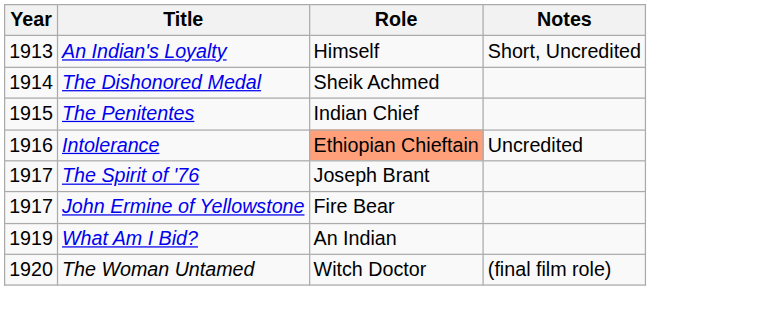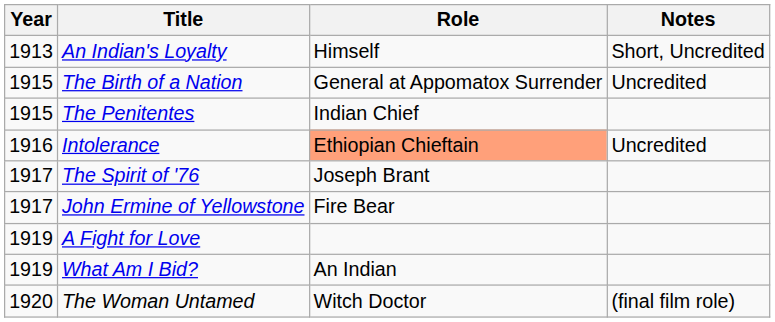- row: (162, 82)
+ row: (152, 82)
+ row: (131, 238)
